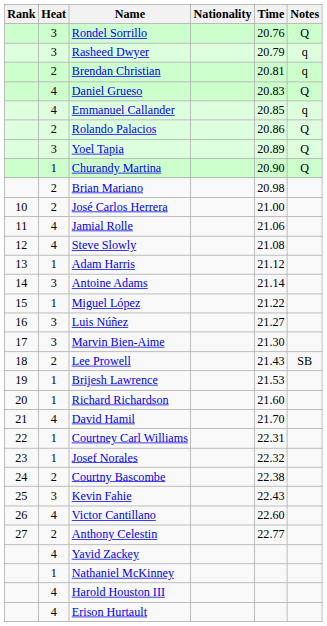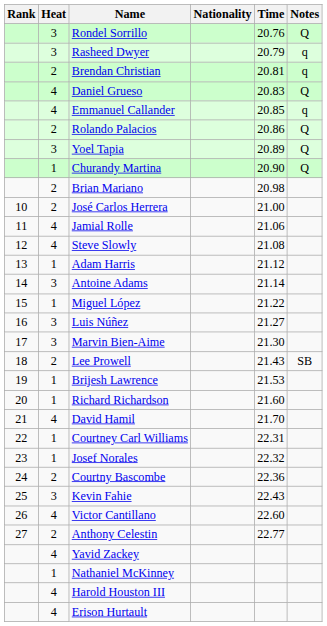(271, 476) 22.38 -> (271, 476) 22.36
